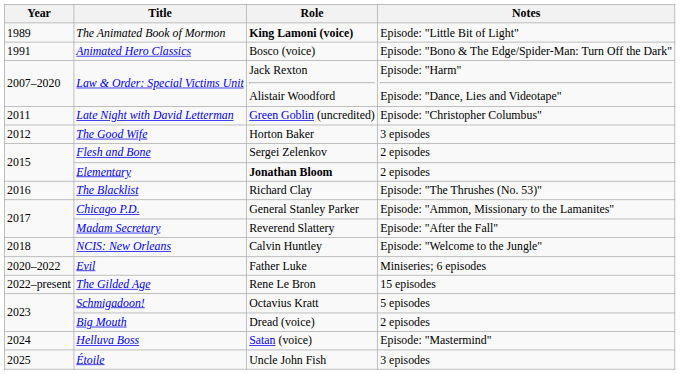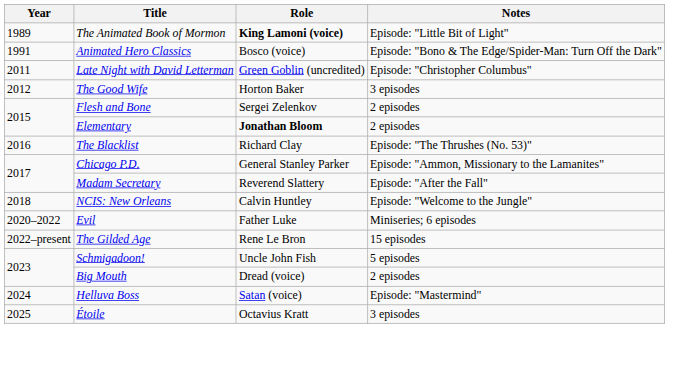- row: (160, 83)
(284, 303) Octavius Kratt -> (277, 257) Uncle John Fish
(288, 359) Uncle John Fish -> (274, 314) Octavius Kratt
